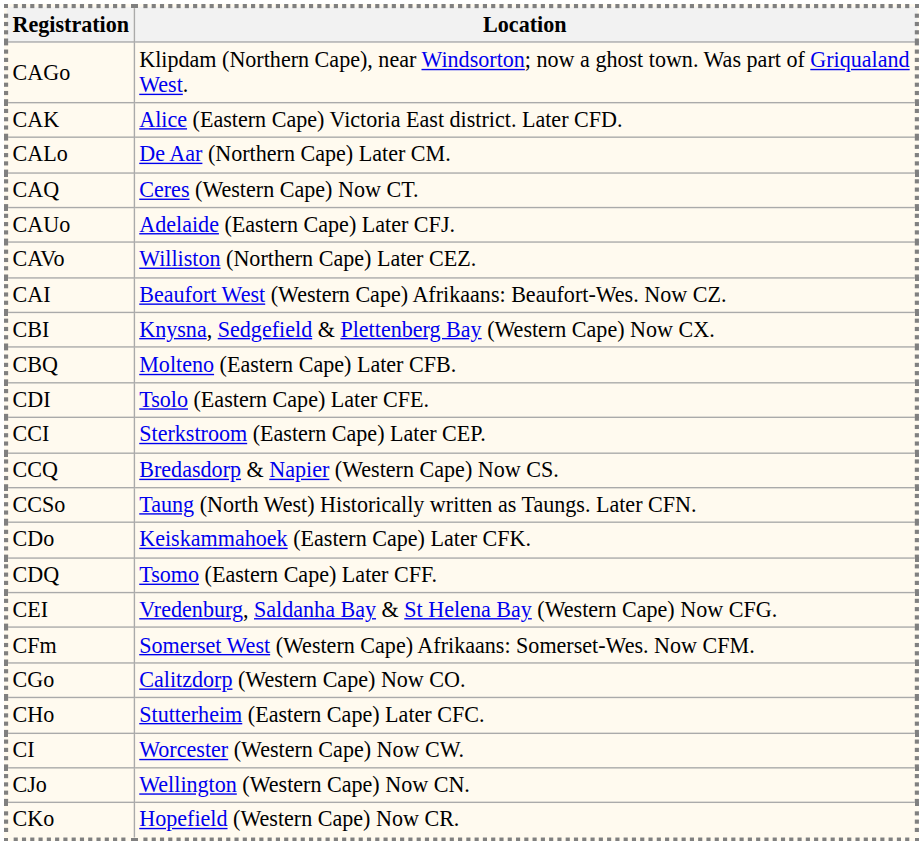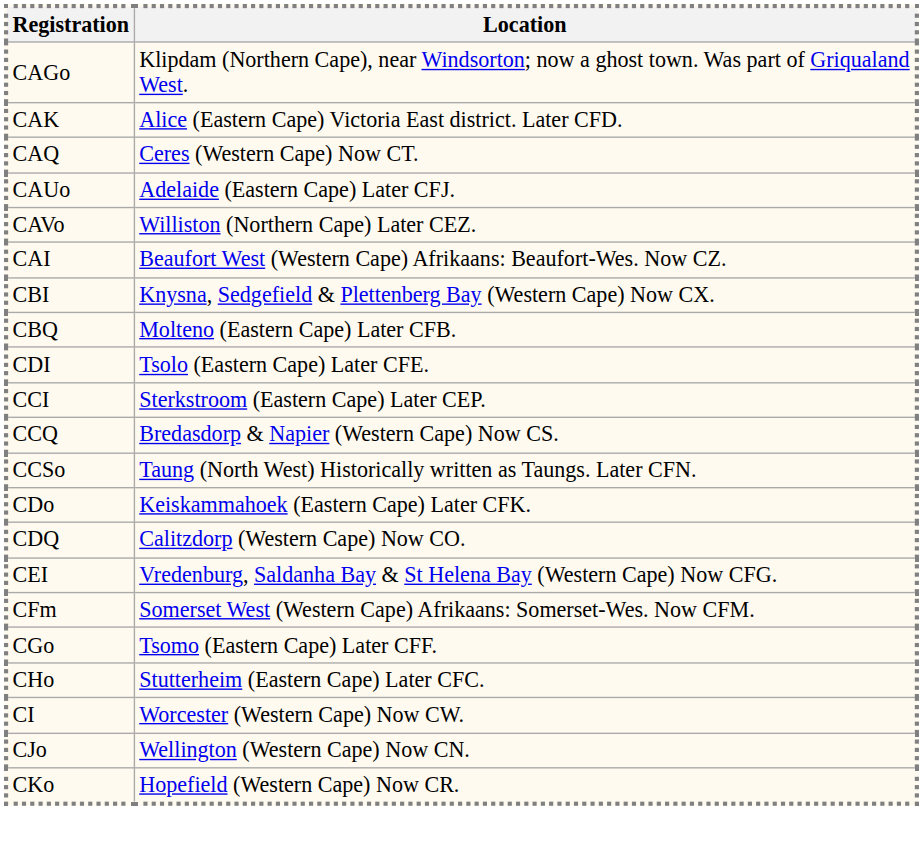- row: (40, 154)
(288, 574) Tsomo (Eastern Cape) Later CFF. -> (302, 539) Calitzdorp (Western Cape) Now CO.
(302, 679) Calitzdorp (Western Cape) Now CO. -> (288, 644) Tsomo (Eastern Cape) Later CFF.
